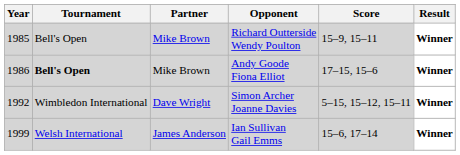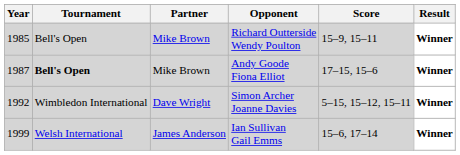(18, 71) 1986 -> (18, 71) 1987
